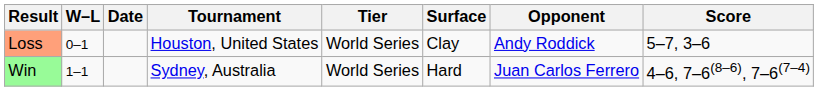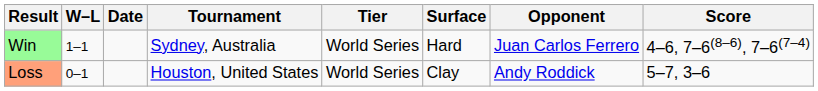rows swapped: (26, 43) <-> (22, 71)
